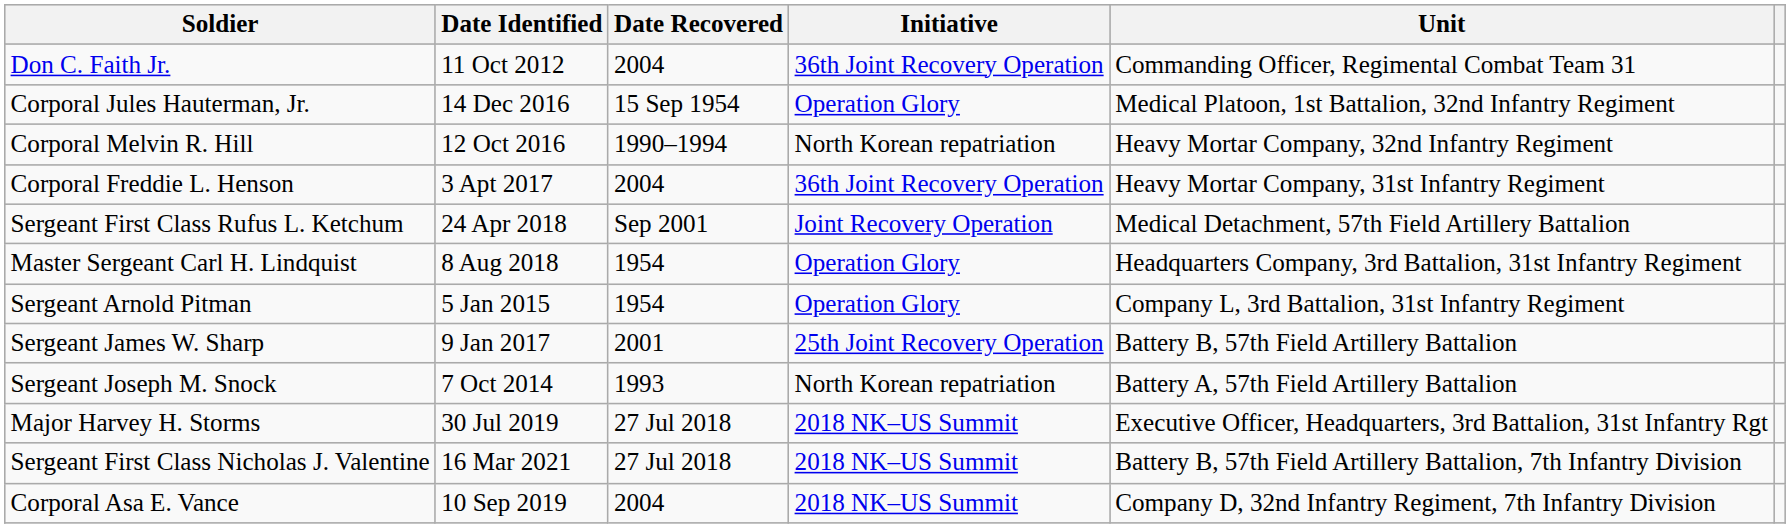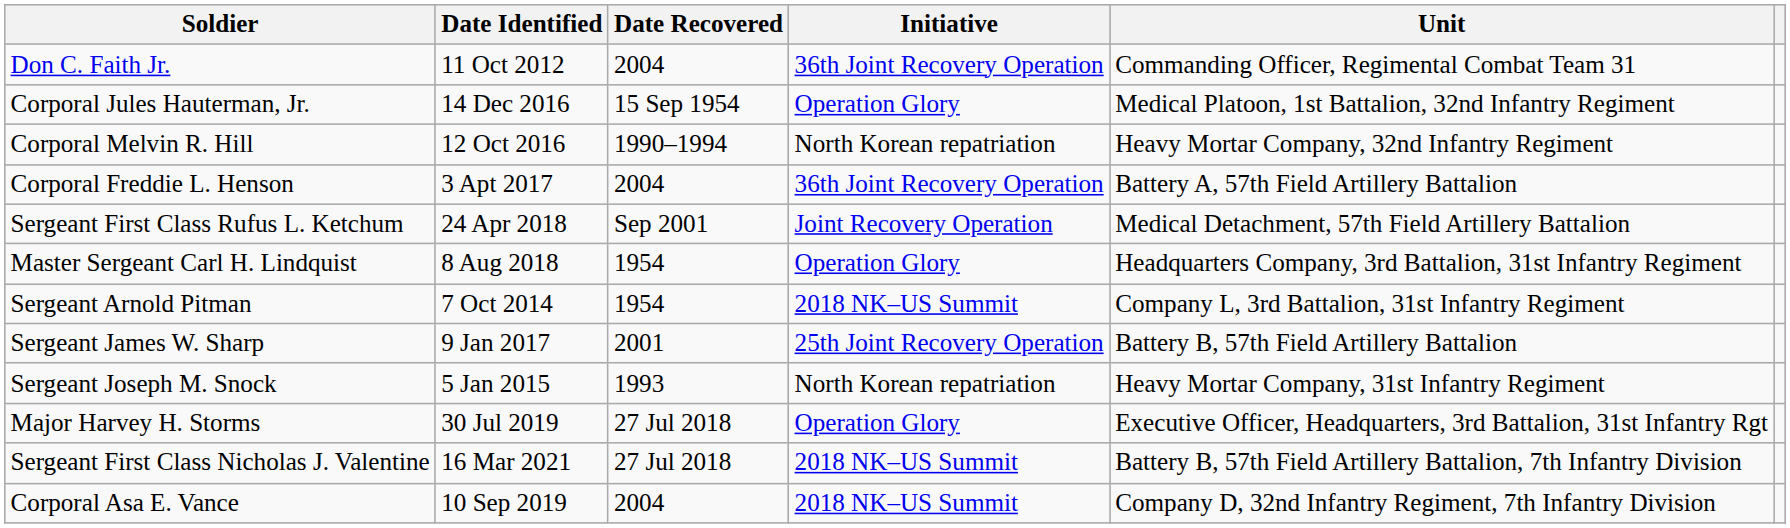(1360, 183) Heavy Mortar Company, 31st Infantry Regiment -> (1316, 183) Battery A, 57th Field Artillery Battalion
(496, 303) 5 Jan 2015 -> (497, 303) 7 Oct 2014
(877, 303) Operation Glory -> (906, 303) 2018 NK–US Summit
(497, 382) 7 Oct 2014 -> (496, 382) 5 Jan 2015
(1316, 382) Battery A, 57th Field Artillery Battalion -> (1360, 382) Heavy Mortar Company, 31st Infantry Regiment
(906, 422) 2018 NK–US Summit -> (877, 422) Operation Glory
